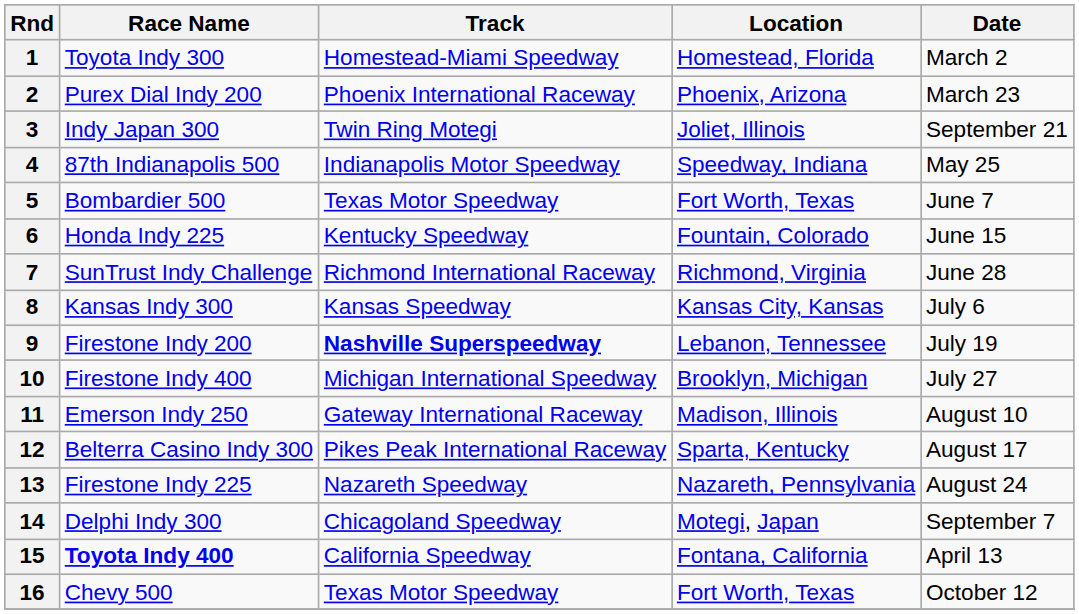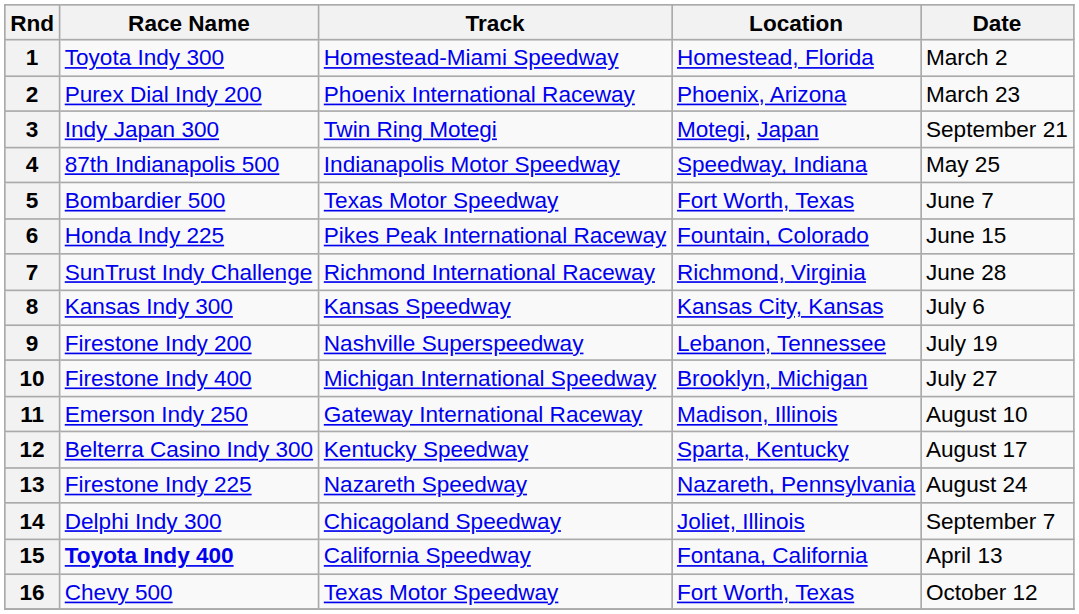(741, 129) Joliet, Illinois -> (748, 129) Motegi, Japan
(426, 236) Kentucky Speedway -> (495, 236) Pikes Peak International Raceway
(462, 342) bold -> (454, 342) normal
(495, 449) Pikes Peak International Raceway -> (426, 449) Kentucky Speedway
(748, 520) Motegi, Japan -> (741, 520) Joliet, Illinois
